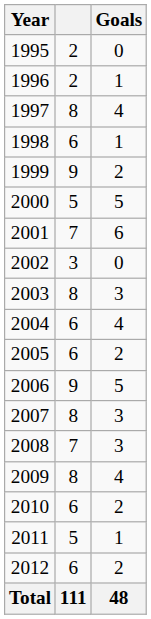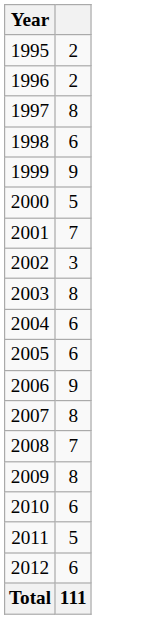- column: (119, 19)
